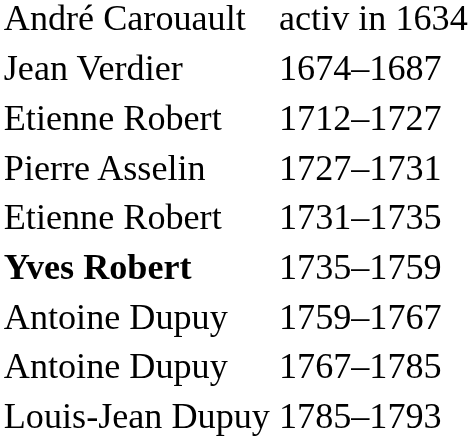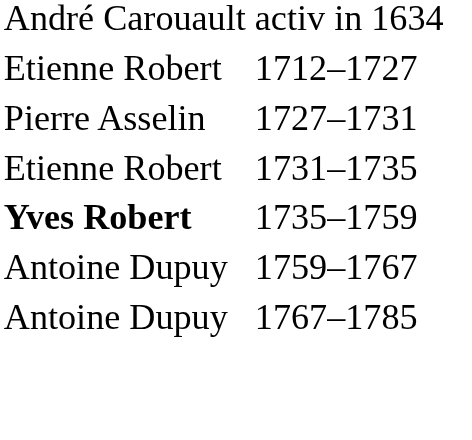- row: (360, 68)
- row: (360, 416)
